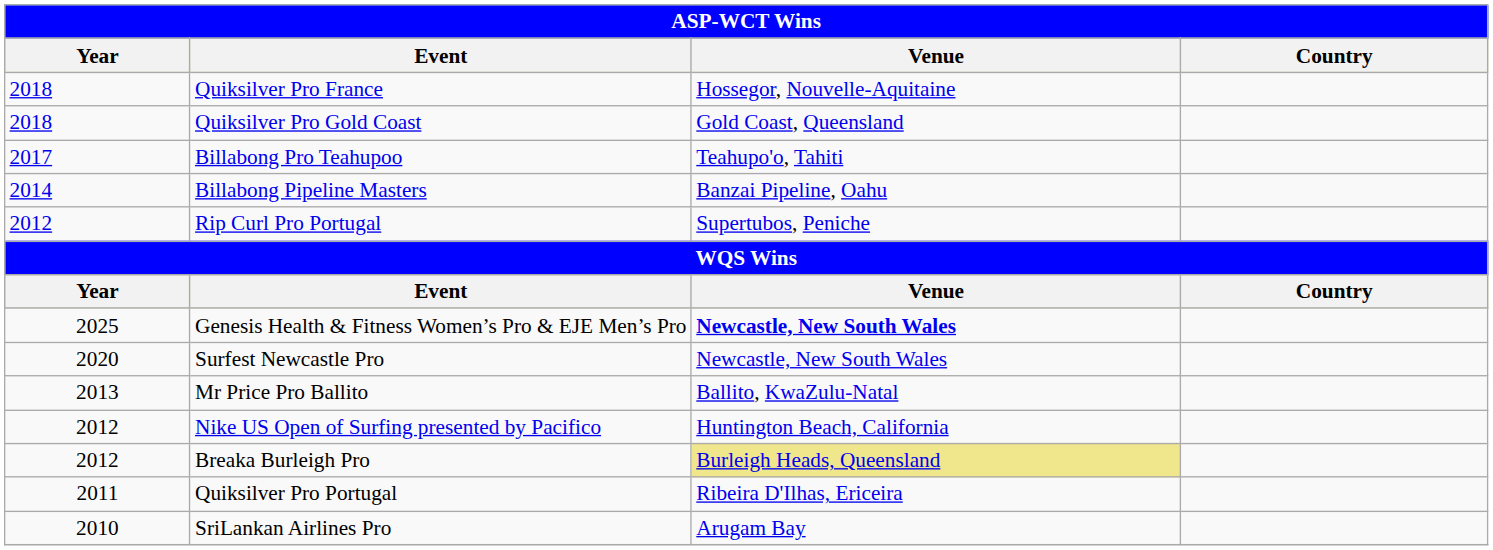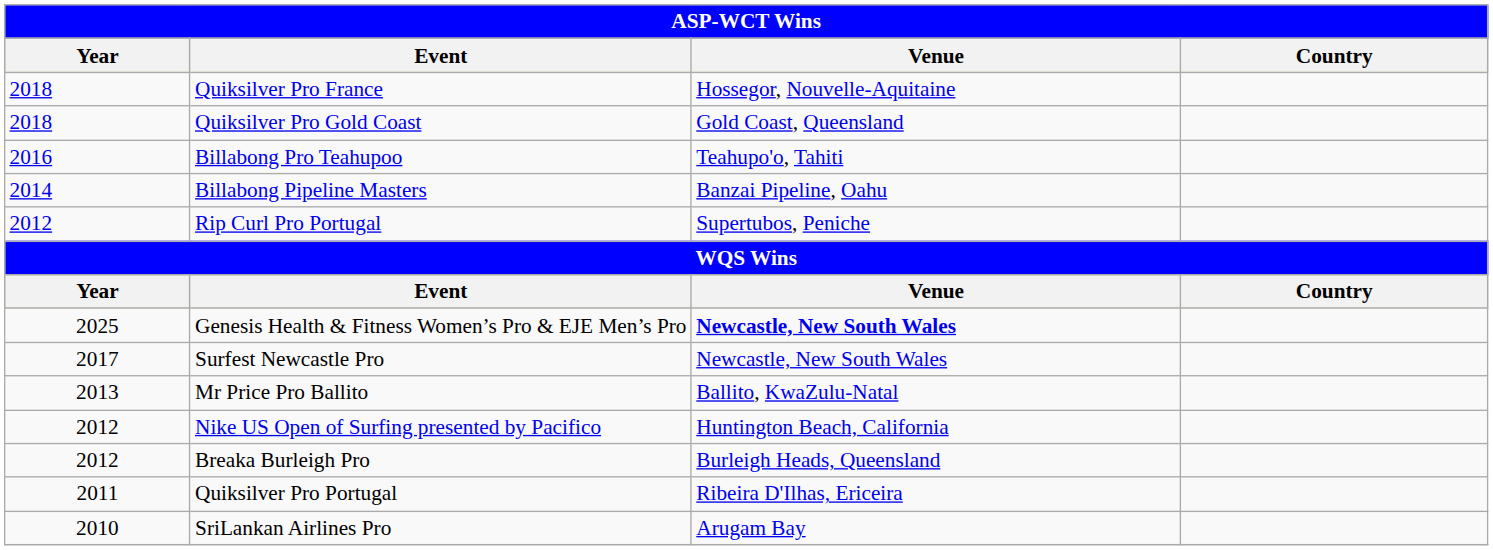(31, 156) 2017 -> (31, 156) 2016
(97, 358) 2020 -> (97, 358) 2017
(818, 460) khaki background -> (818, 460) no background
